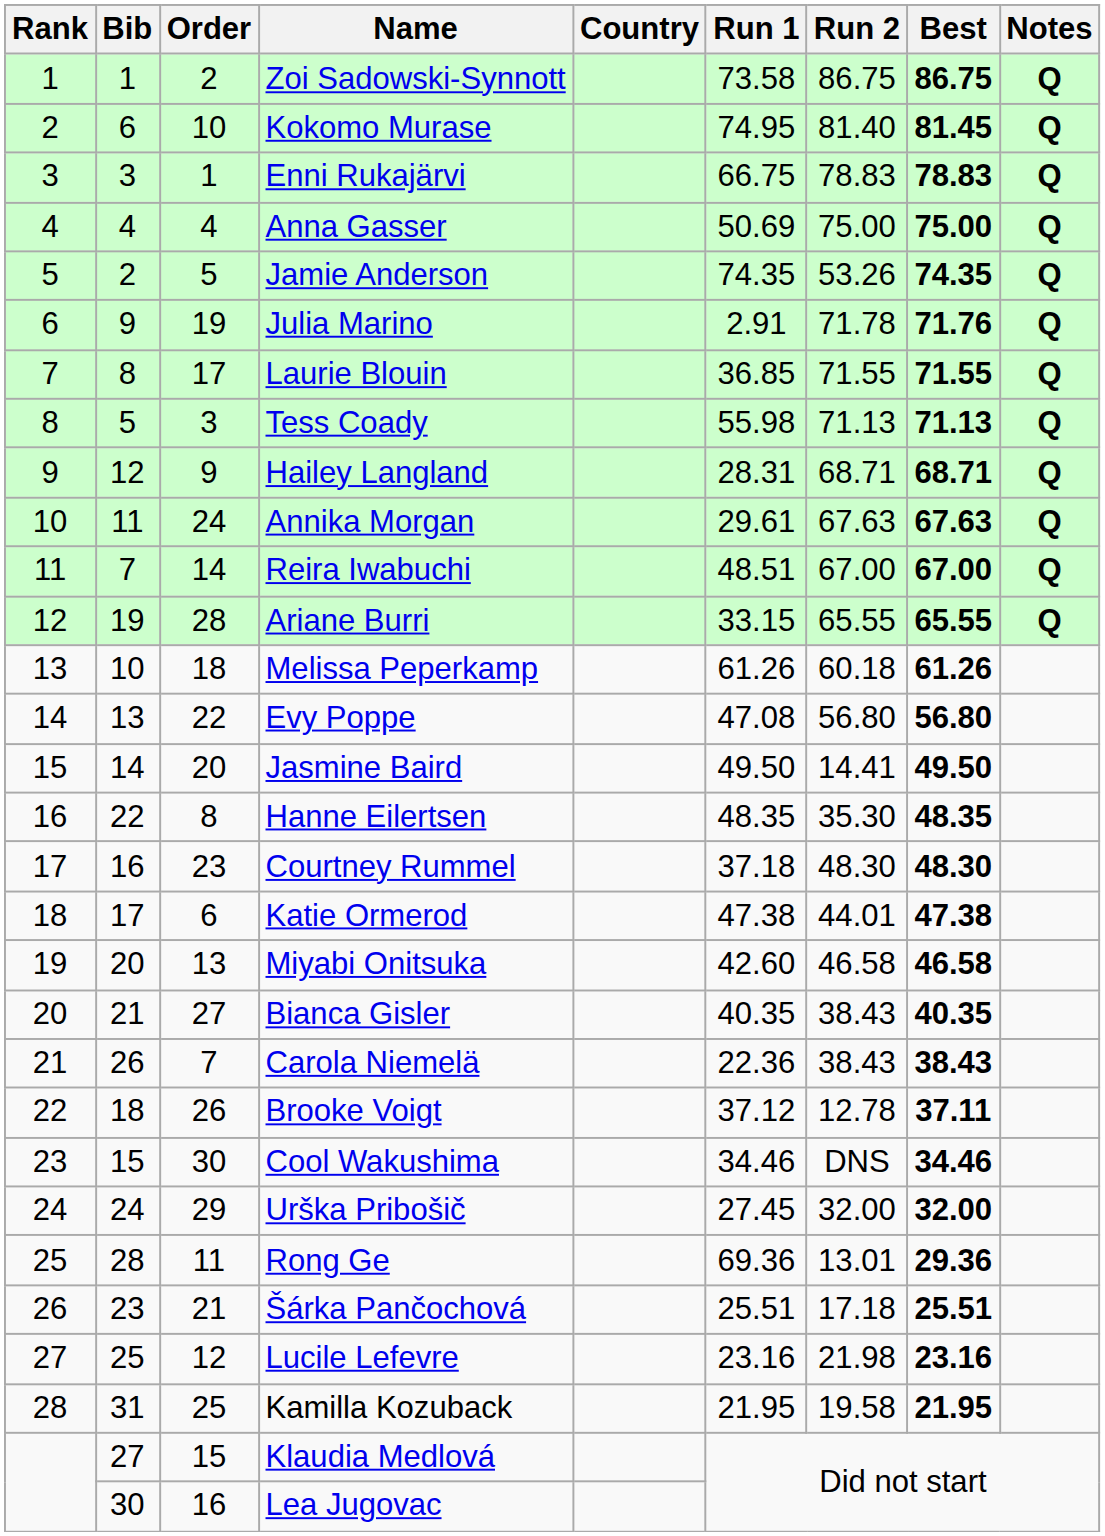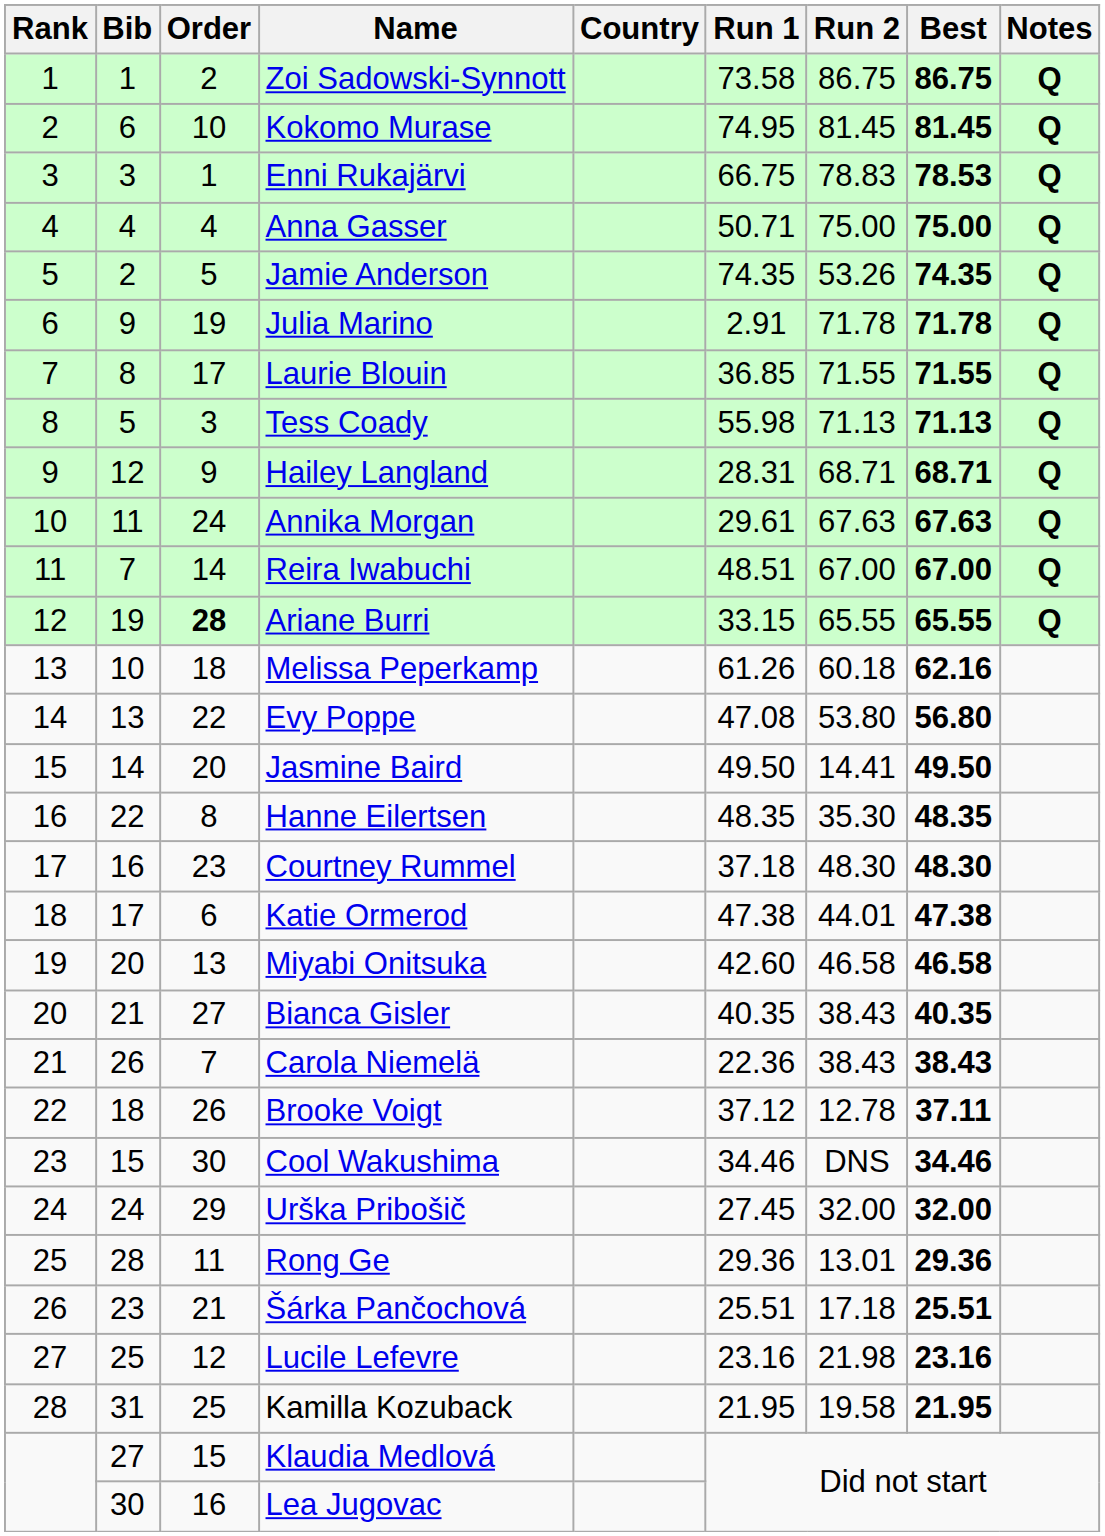(857, 127) 81.40 -> (857, 127) 81.45
(953, 176) 78.83 -> (953, 176) 78.53
(756, 226) 50.69 -> (756, 226) 50.71
(953, 324) 71.76 -> (953, 324) 71.78
(209, 619) normal -> (209, 619) bold
(953, 669) 61.26 -> (953, 669) 62.16
(857, 718) 56.80 -> (857, 718) 53.80
(756, 1259) 69.36 -> (756, 1259) 29.36
